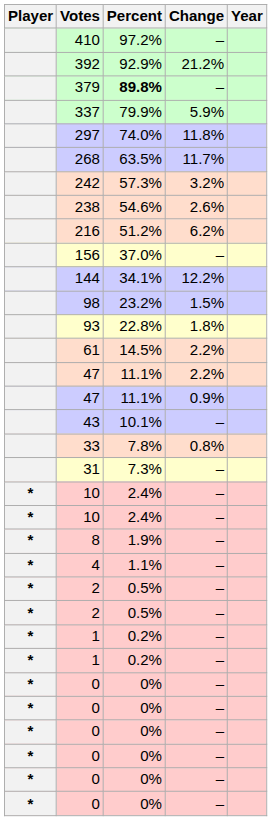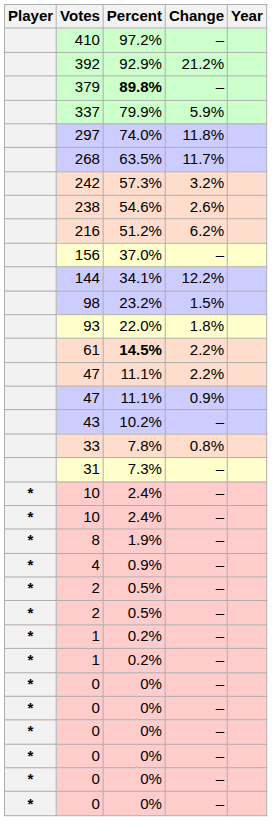(141, 326) 22.8% -> (141, 326) 22.0%
(141, 350) normal -> (141, 350) bold
(141, 421) 10.1% -> (141, 421) 10.2%
(145, 565) 1.1% -> (145, 565) 0.9%
